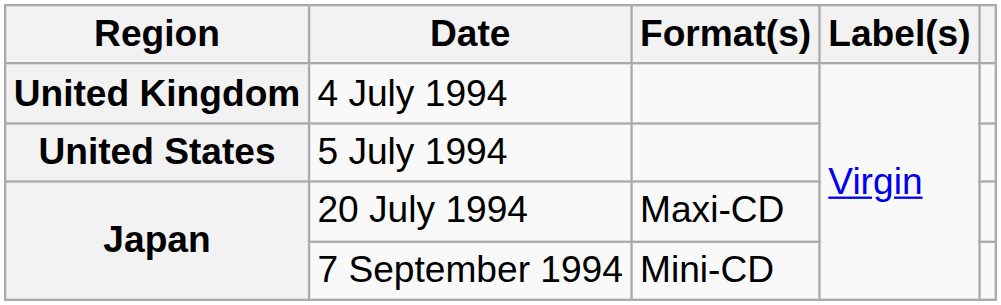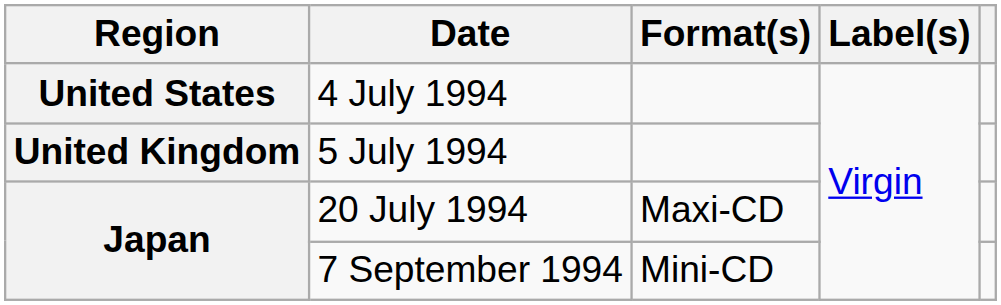(157, 92) United Kingdom -> (157, 92) United States
(157, 151) United States -> (157, 151) United Kingdom
